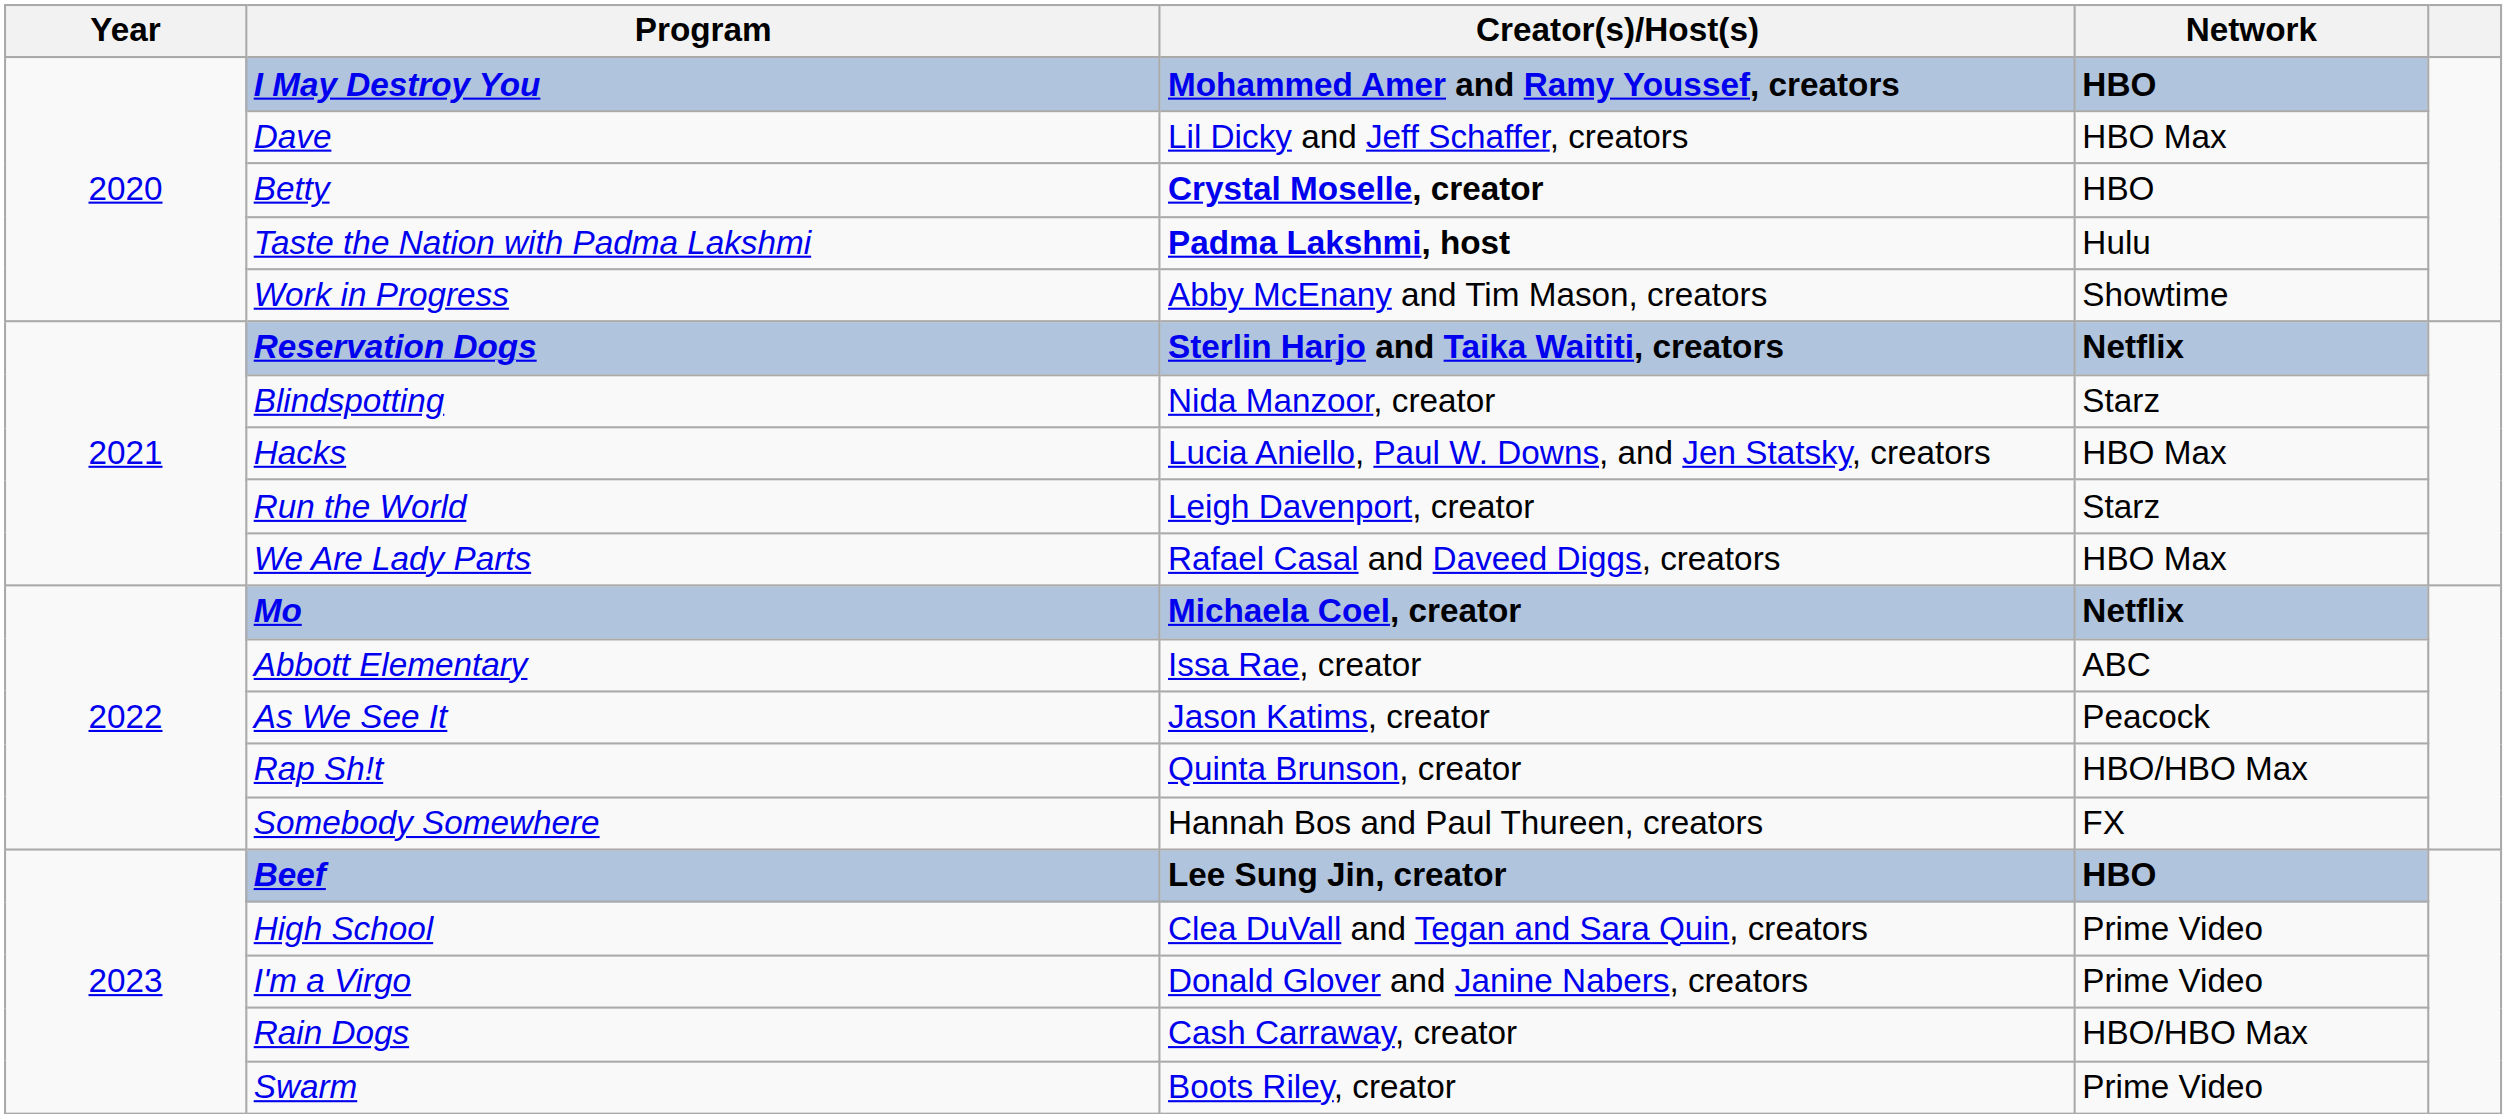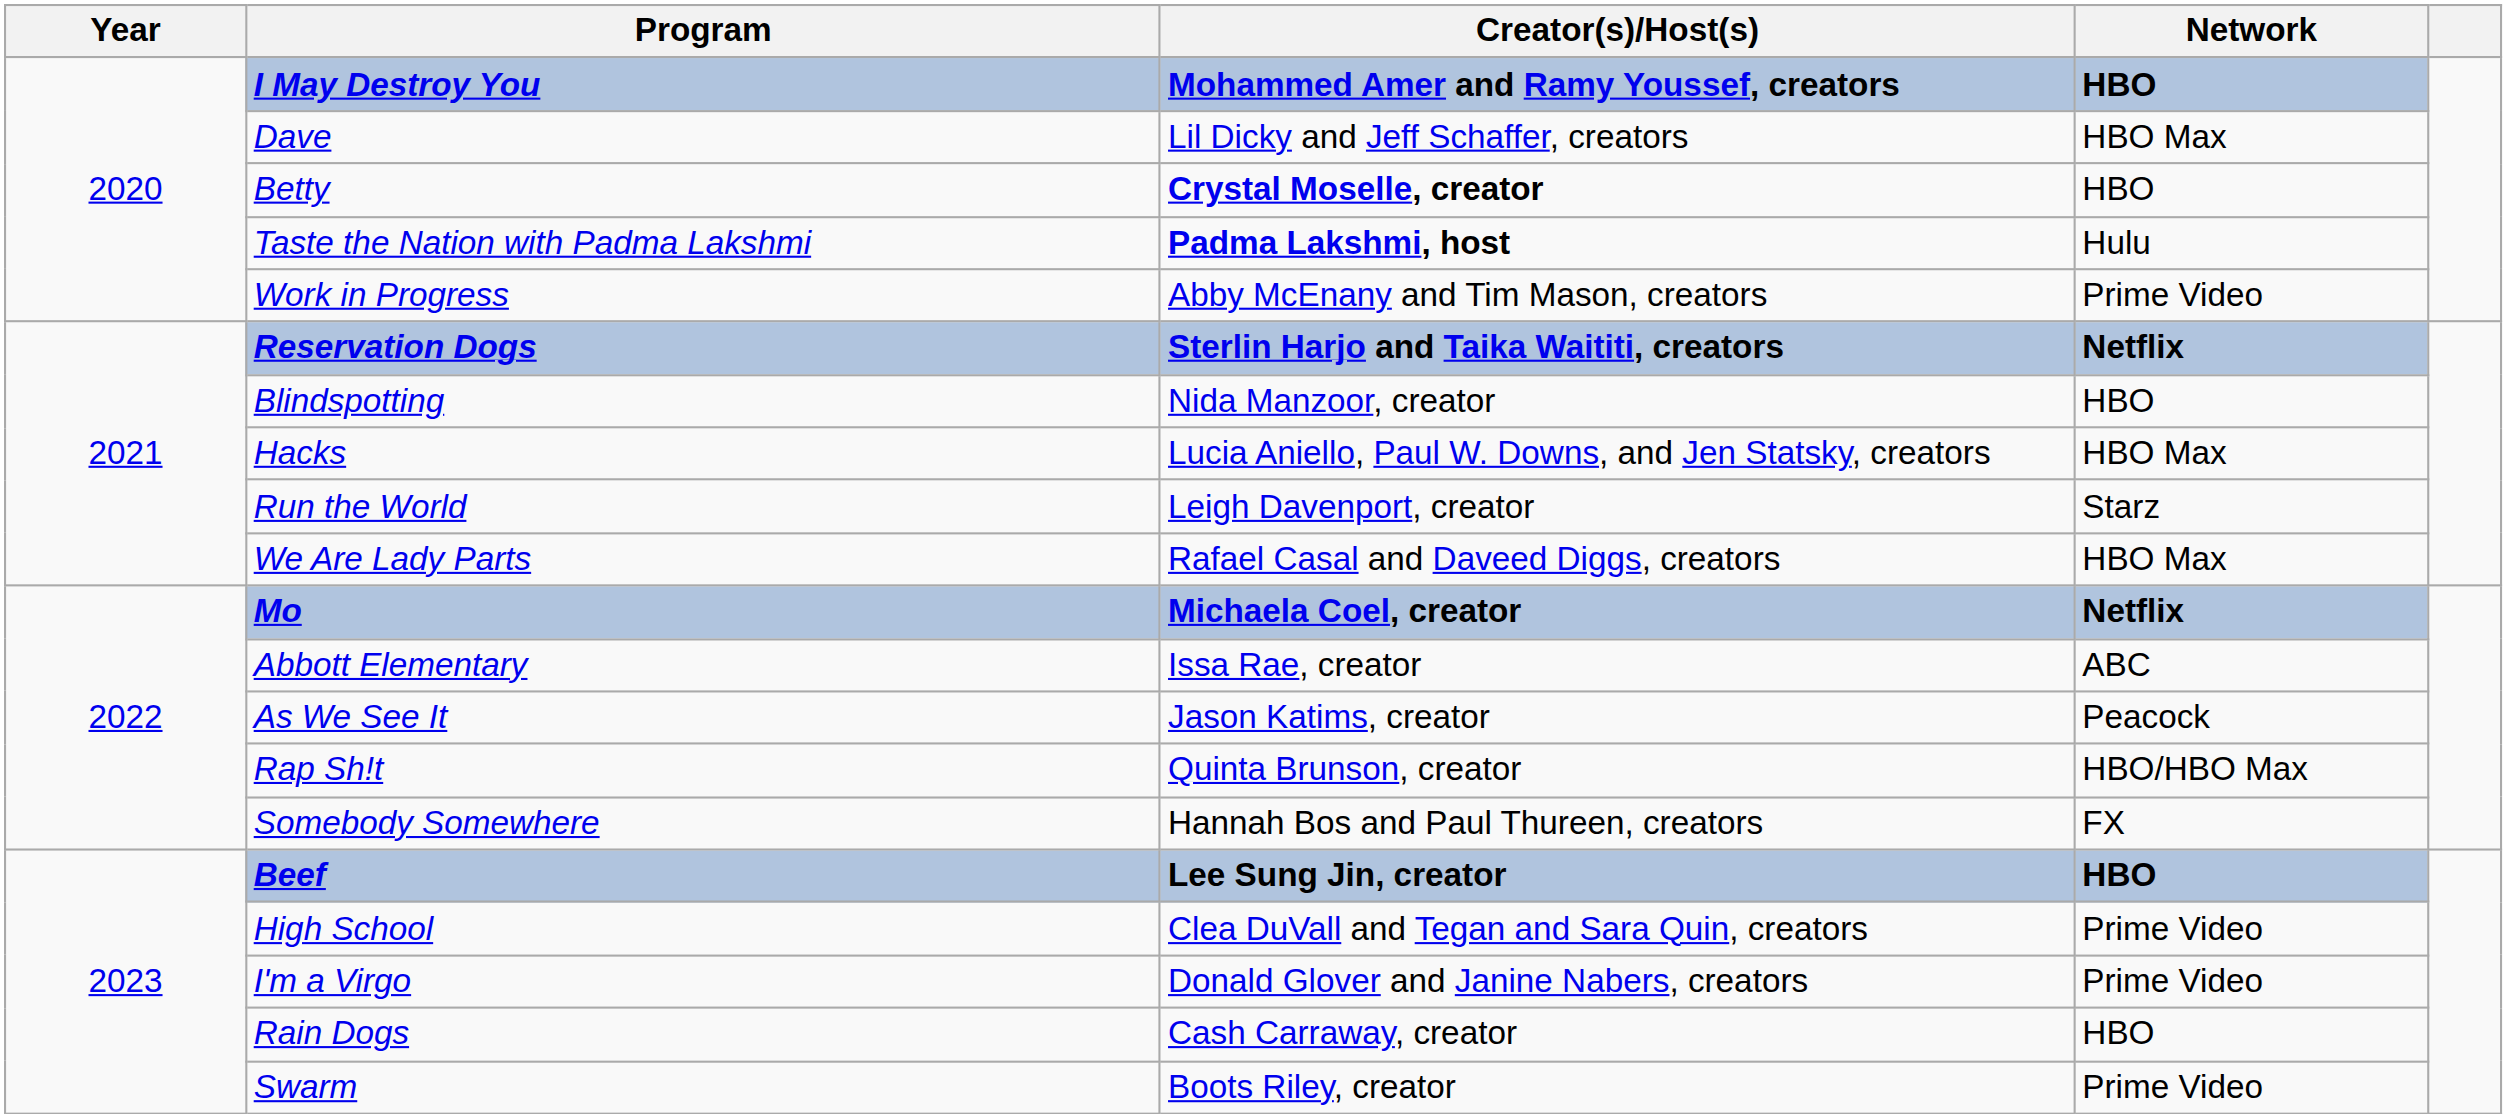(2155, 294) Showtime -> (2173, 294) Prime Video
(2121, 400) Starz -> (2118, 400) HBO
(2195, 1033) HBO/HBO Max -> (2118, 1033) HBO
